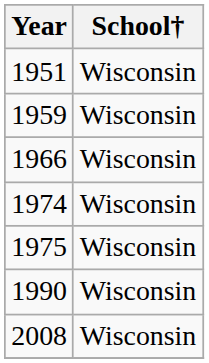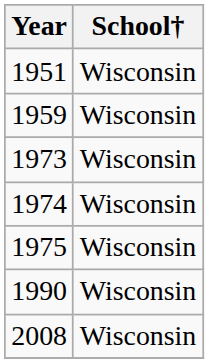- row: (39, 159)
+ row: (39, 159)
